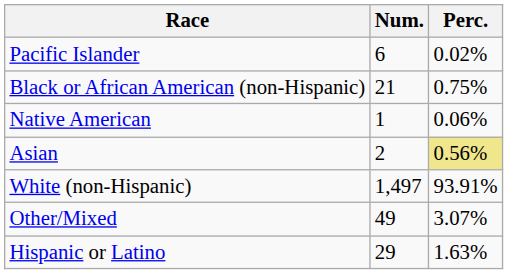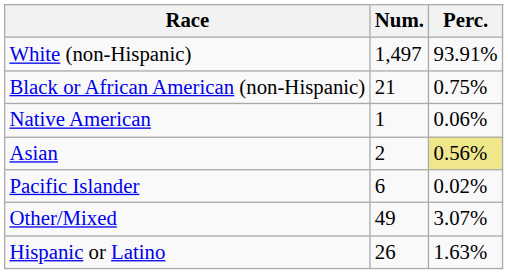rows swapped: (100, 185) <-> (74, 53)
(385, 251) 29 -> (385, 251) 26
